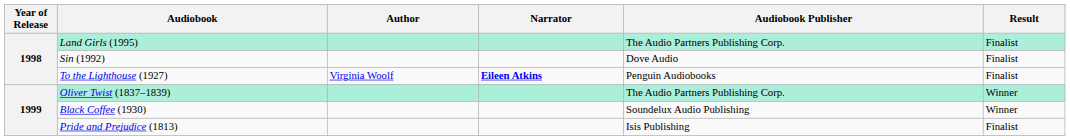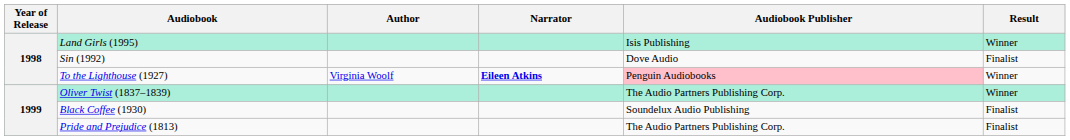(705, 42) The Audio Partners Publishing Corp. -> (658, 42) Isis Publishing
(1002, 42) Finalist -> (1002, 42) Winner
(671, 76) no background -> (671, 76) pink background
(1002, 76) Finalist -> (1002, 76) Winner
(1002, 110) Winner -> (1002, 110) Finalist
(658, 127) Isis Publishing -> (705, 127) The Audio Partners Publishing Corp.
